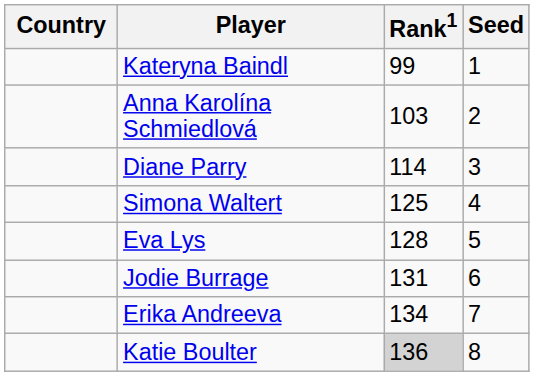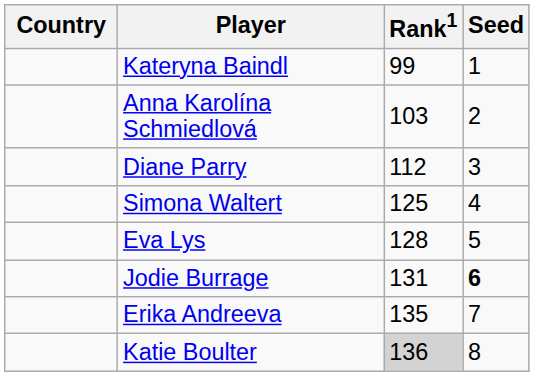(408, 166) 114 -> (408, 166) 112
(475, 277) normal -> (475, 277) bold
(409, 314) 134 -> (409, 314) 135
